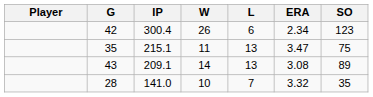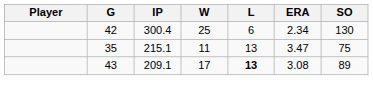(204, 30) 26 -> (204, 30) 25
(345, 30) 123 -> (345, 30) 130
(204, 65) 14 -> (204, 65) 17
(251, 65) normal -> (251, 65) bold
- row: (111, 83)
